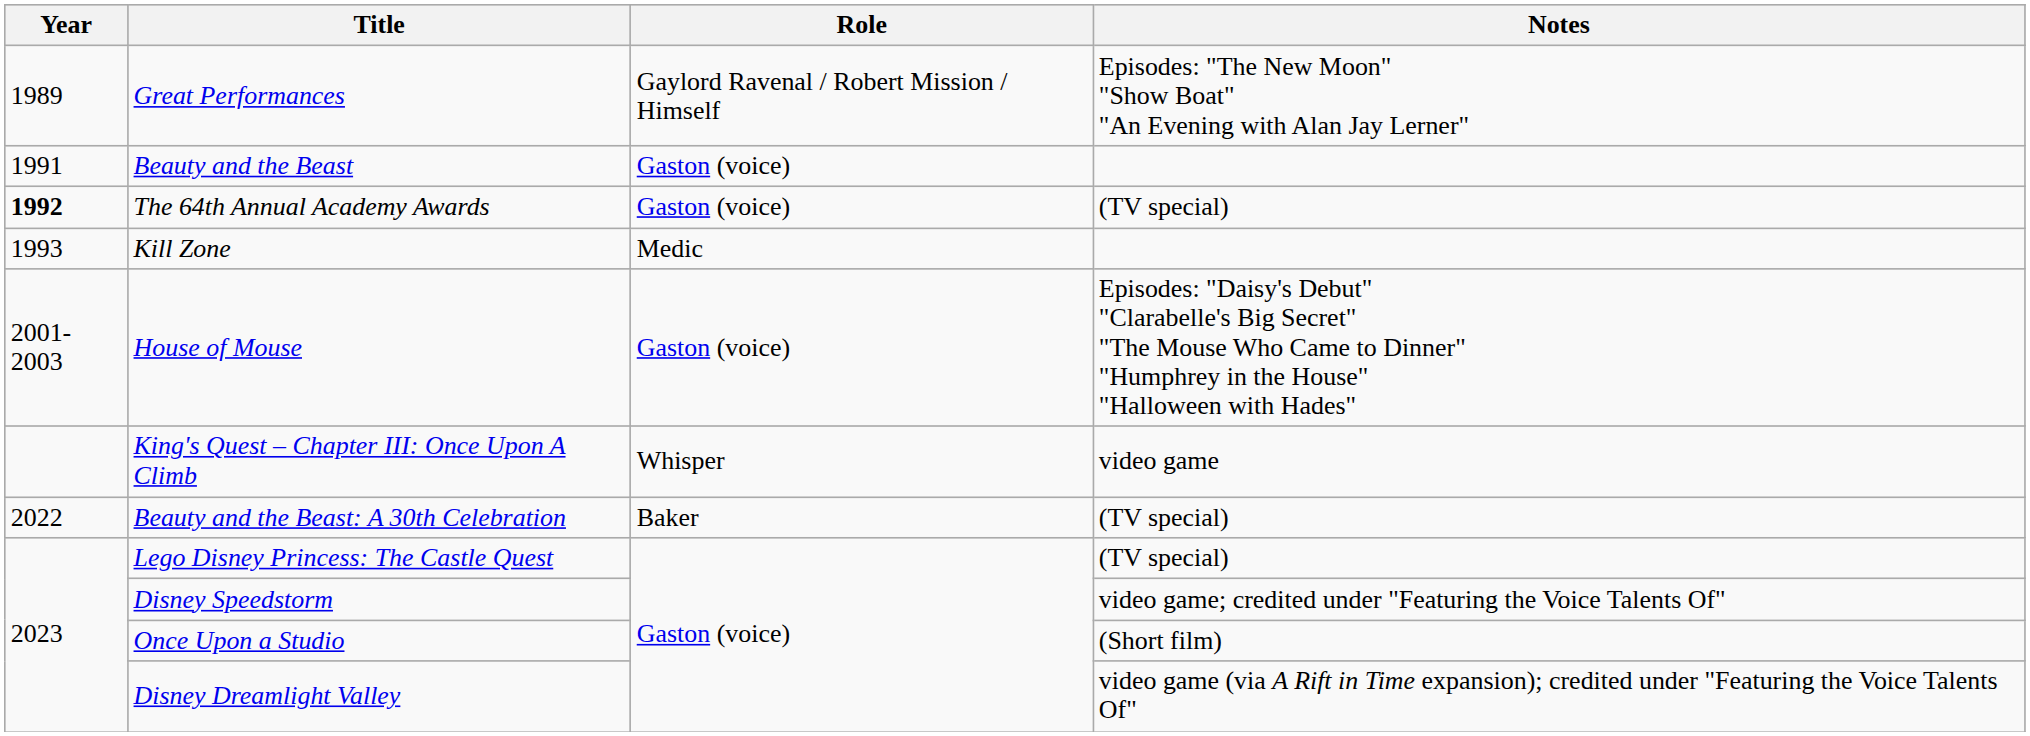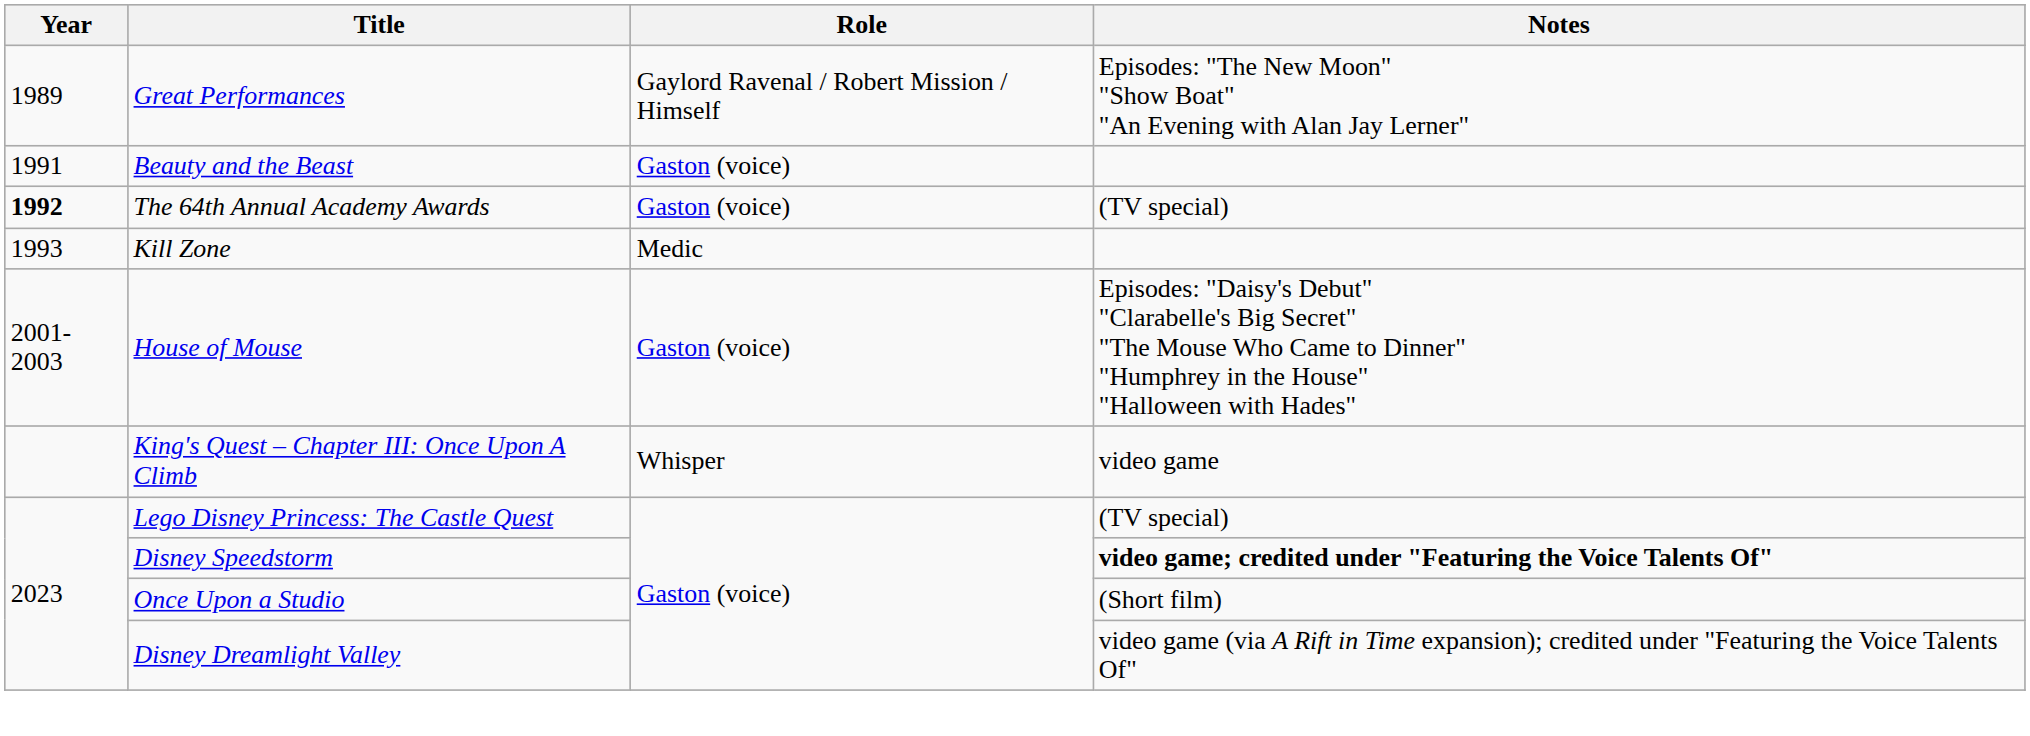- row: (350, 516)
(1412, 599) normal -> (1436, 558) bold
